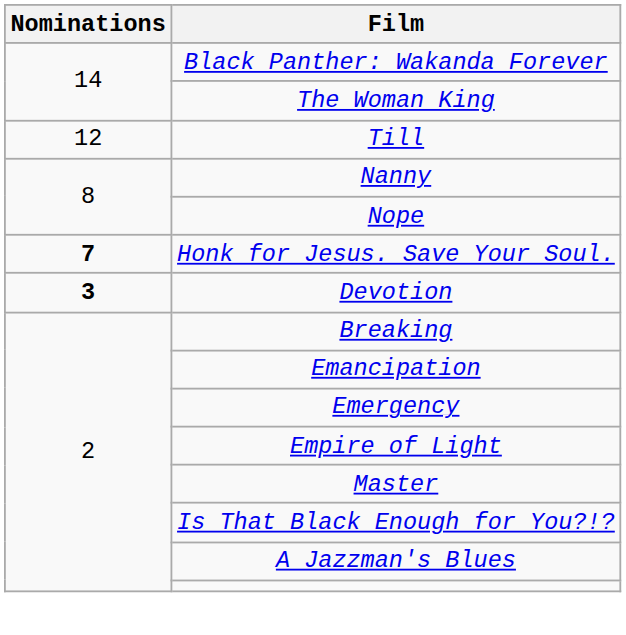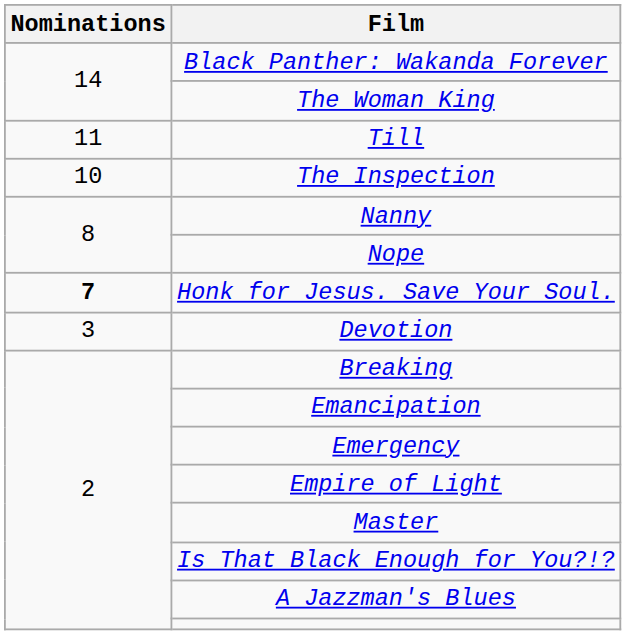(88, 139) 12 -> (88, 139) 11
+ row: (396, 177)
(88, 293) bold -> (88, 331) normal
